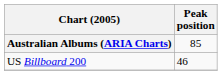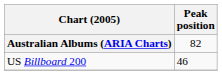(196, 43) 85 -> (196, 43) 82
